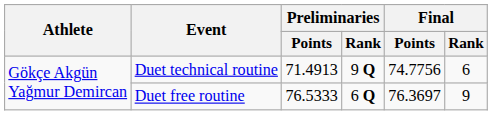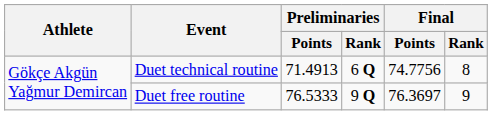(363, 69) 9 Q -> (363, 69) 6 Q
(466, 69) 6 -> (466, 69) 8
(363, 96) 6 Q -> (363, 96) 9 Q
